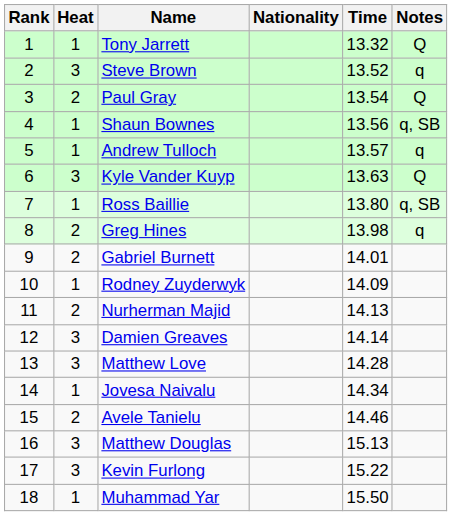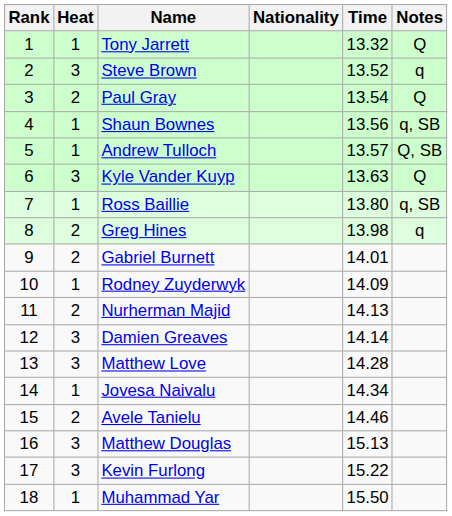(420, 151) q -> (420, 151) Q, SB
